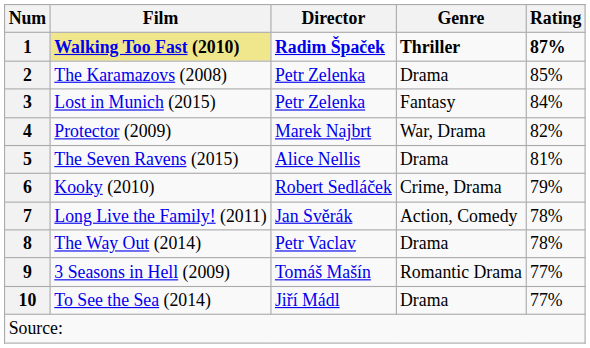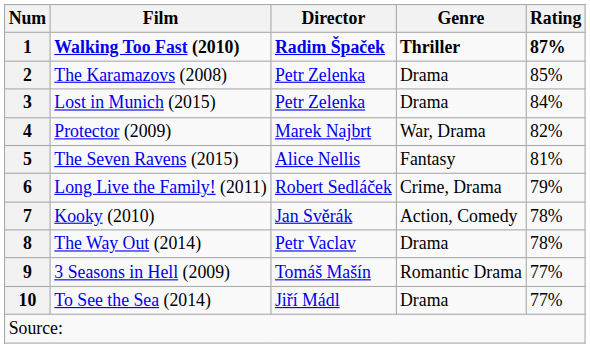(147, 46) khaki background -> (147, 46) no background
(428, 103) Fantasy -> (424, 103) Drama
(424, 159) Drama -> (428, 159) Fantasy
(104, 187) Kooky (2010) -> (161, 187) Long Live the Family! (2011)
(161, 215) Long Live the Family! (2011) -> (104, 215) Kooky (2010)
